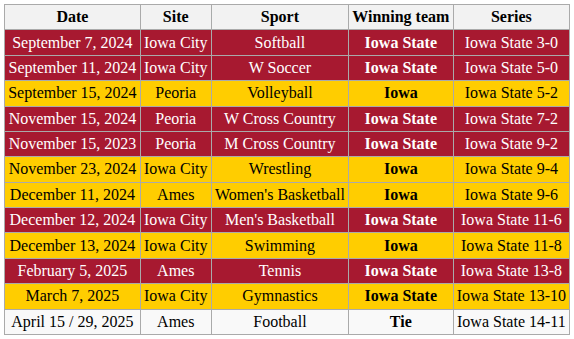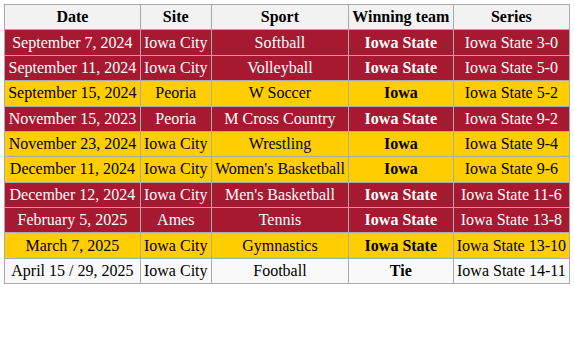(280, 67) W Soccer -> (280, 67) Volleyball
(280, 93) Volleyball -> (280, 93) W Soccer
- row: (72, 118)
(176, 194) Ames -> (176, 169) Iowa City
- row: (72, 245)
(176, 321) Ames -> (176, 270) Iowa City
